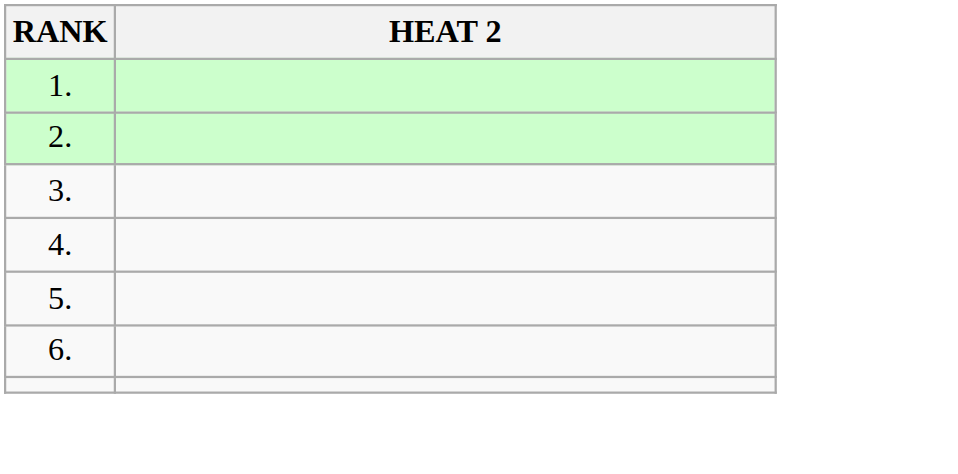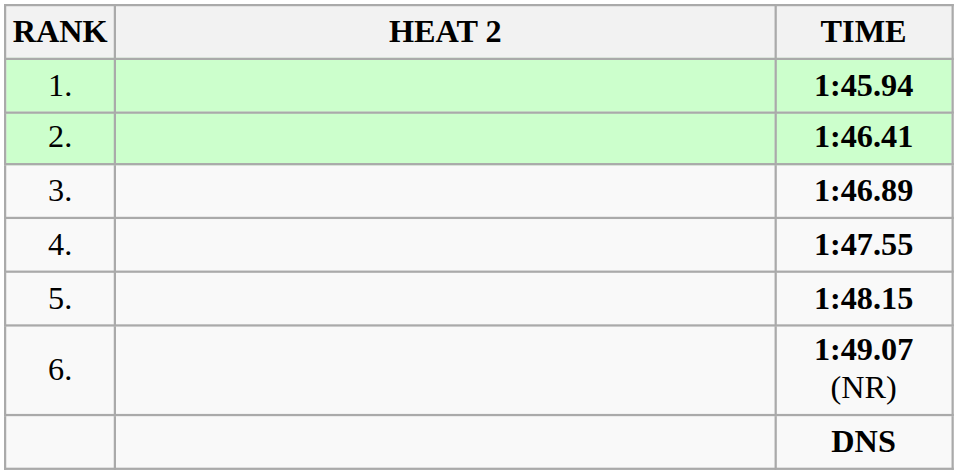+ column: (864, 31)
